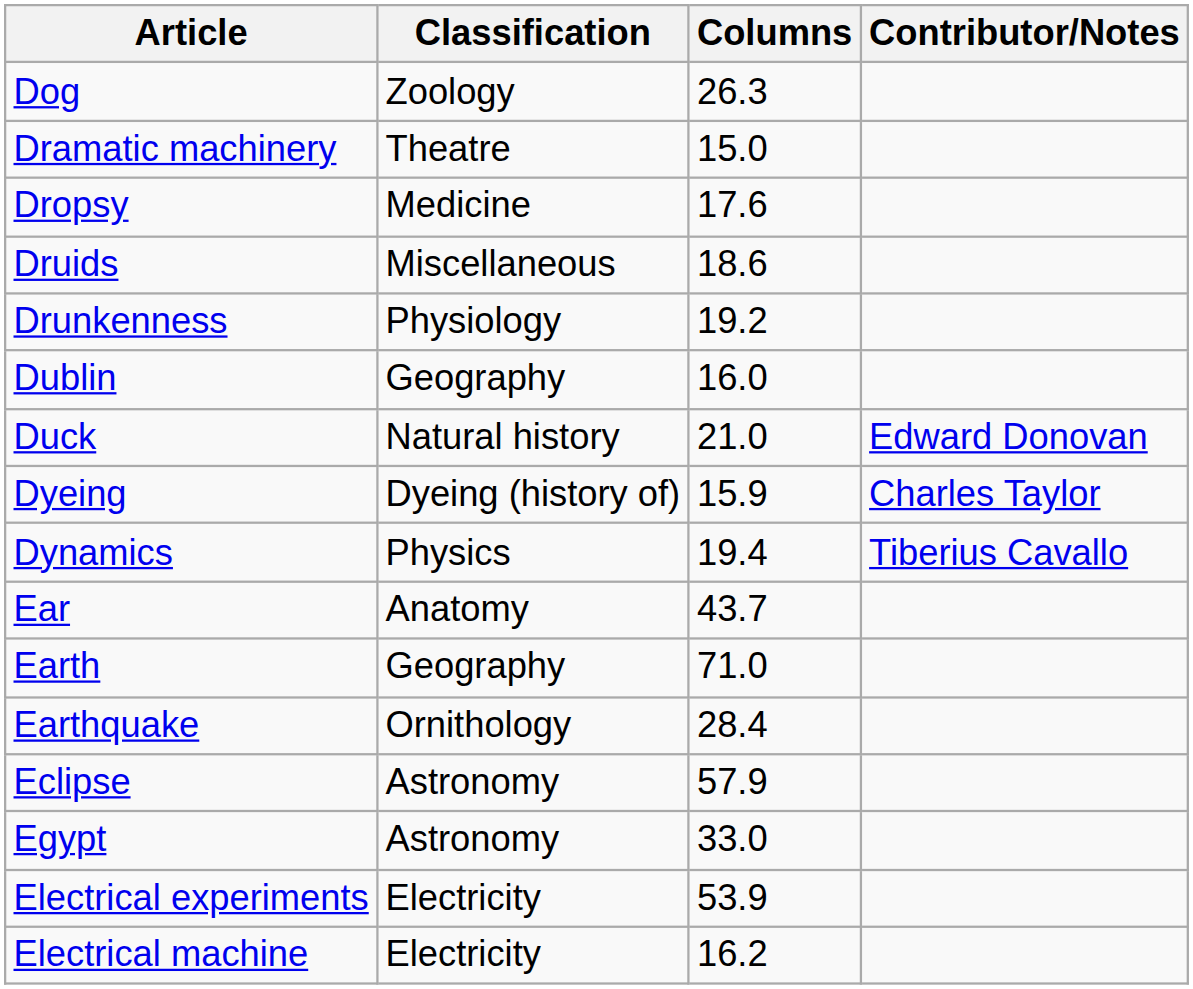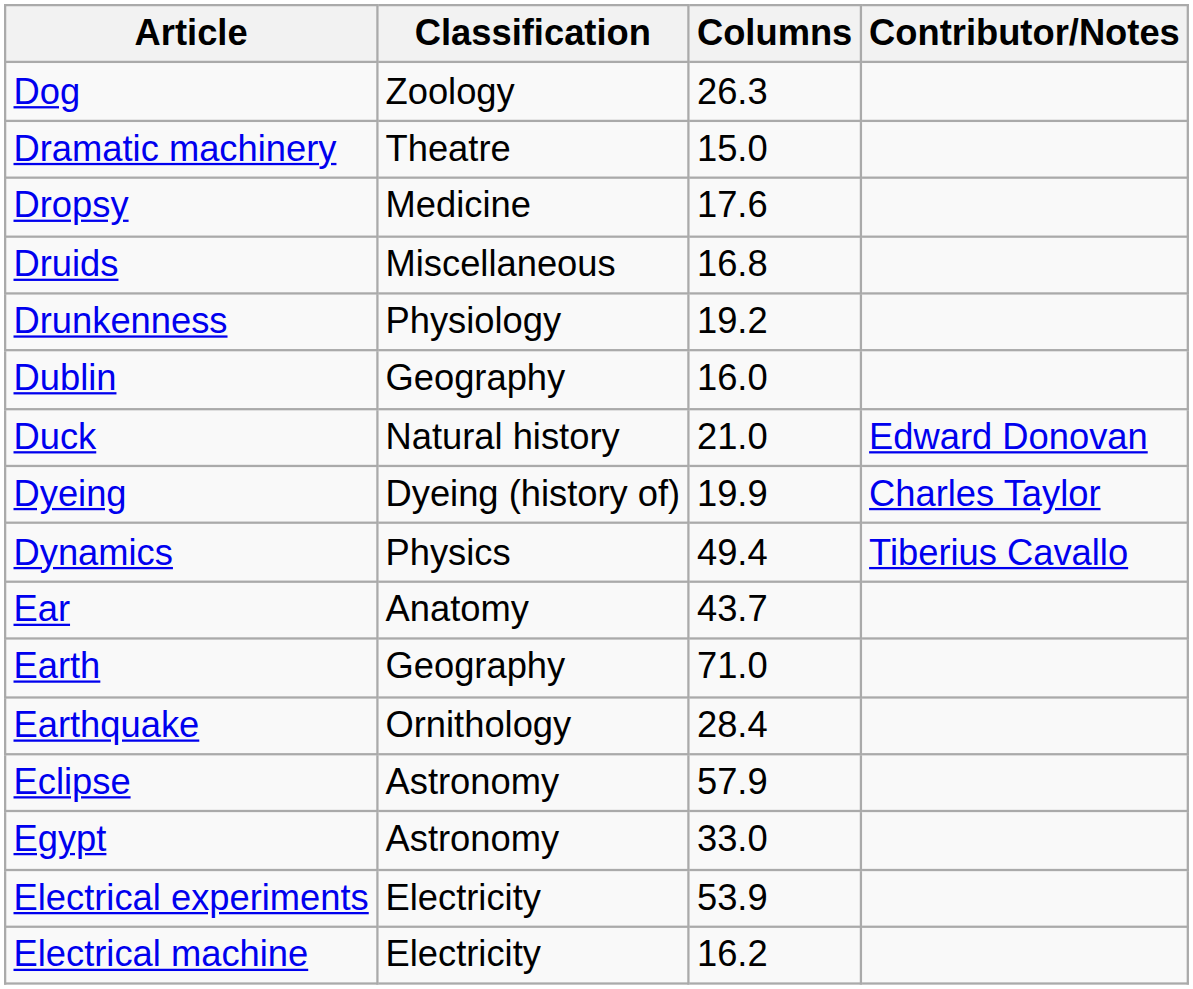(732, 263) 18.6 -> (732, 263) 16.8
(732, 494) 15.9 -> (732, 494) 19.9
(732, 551) 19.4 -> (732, 551) 49.4
